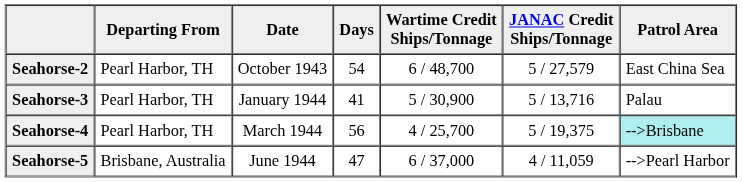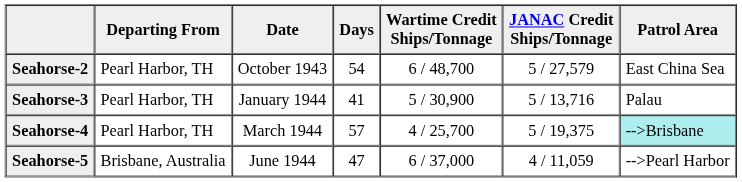(357, 130) 56 -> (357, 130) 57
